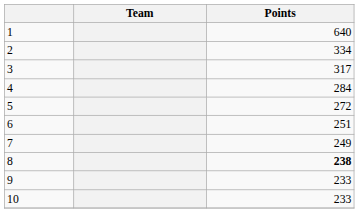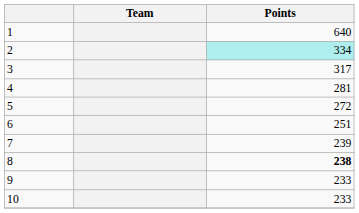(343, 50) no background -> (343, 50) paleturquoise background
(343, 87) 284 -> (343, 87) 281
(343, 143) 249 -> (343, 143) 239
